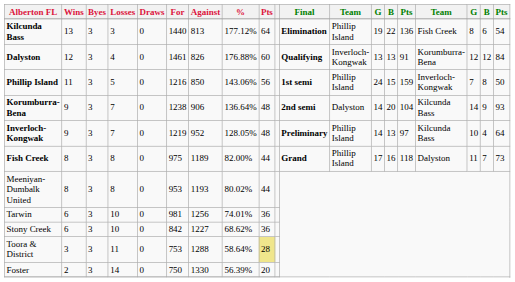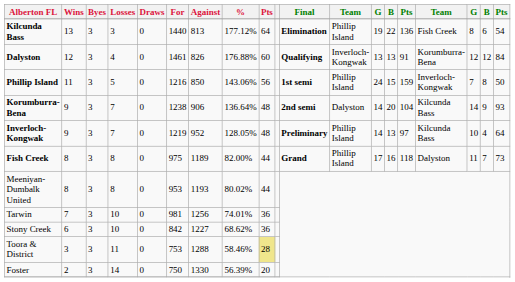(66, 214) 6 -> (66, 214) 7
(238, 249) 58.64% -> (238, 249) 58.46%
